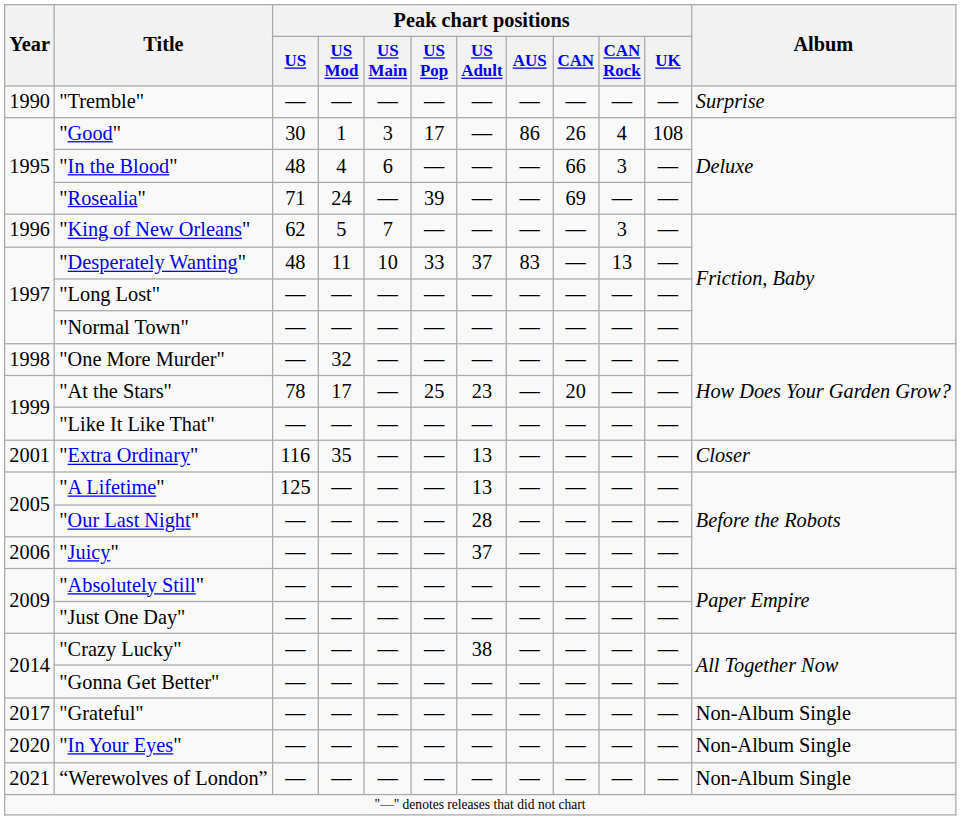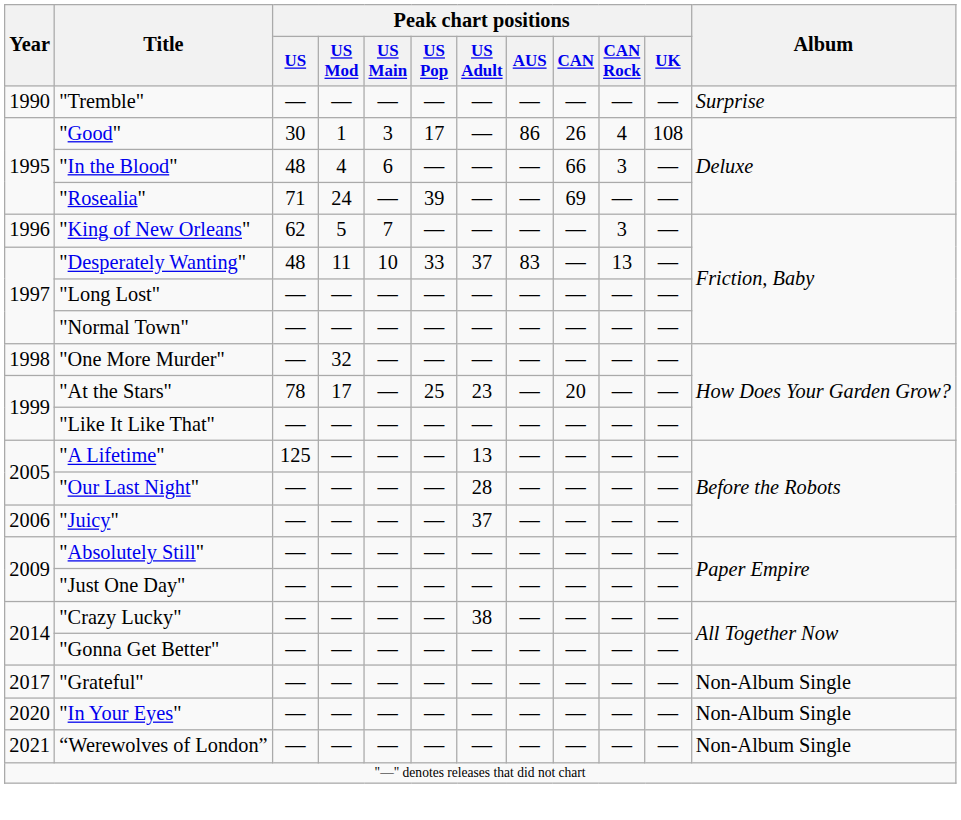- row: (129, 455)
